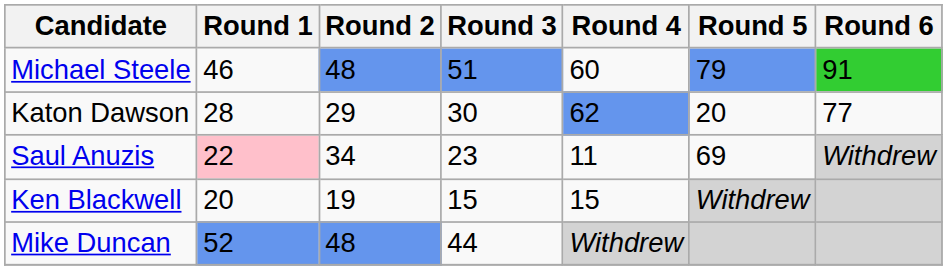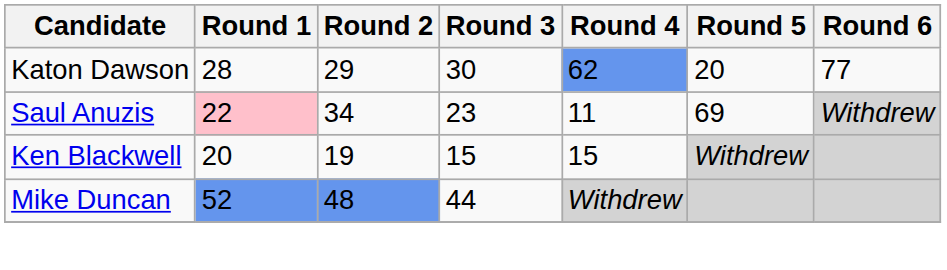- row: (101, 69)
